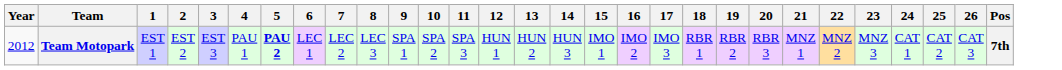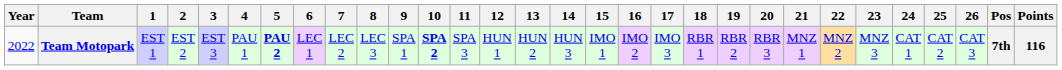+ column: (1036, 15)
(21, 45) 2012 -> (21, 45) 2022
(434, 45) normal -> (434, 45) bold
